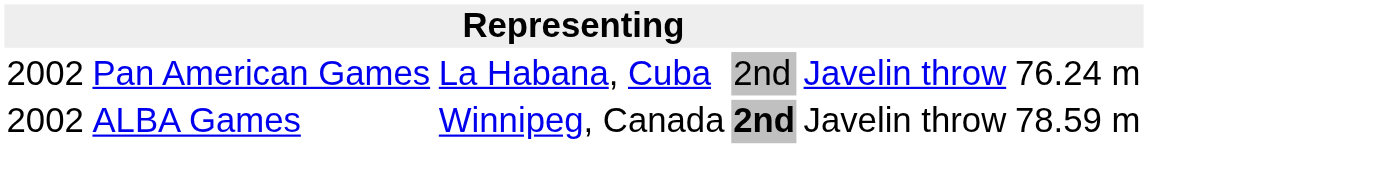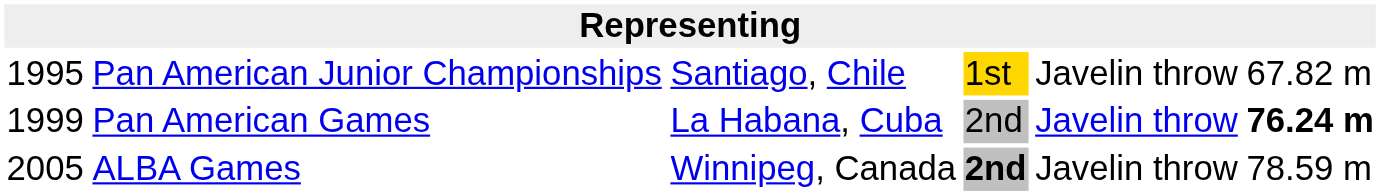+ row: (377, 73)
(45, 73) 2002 -> (45, 120) 1999
(1078, 73) normal -> (1310, 120) bold
(45, 120) 2002 -> (45, 168) 2005
